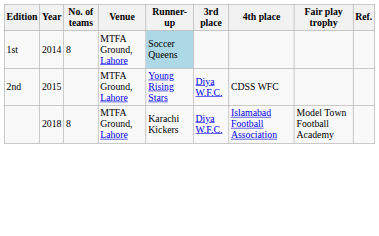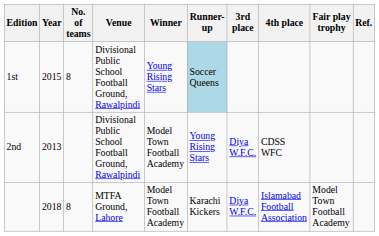+ column: (166, 23)
(52, 49) 2014 -> (52, 77) 2015
(116, 49) MTFA Ground, Lahore -> (118, 77) Divisional Public School Football Ground, Rawalpindi
(52, 87) 2015 -> (52, 147) 2013
(116, 87) MTFA Ground, Lahore -> (118, 147) Divisional Public School Football Ground, Rawalpindi
